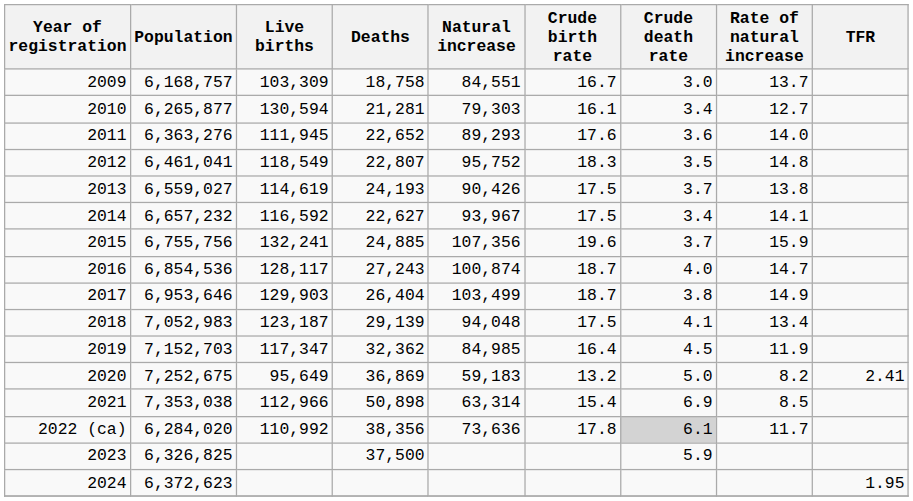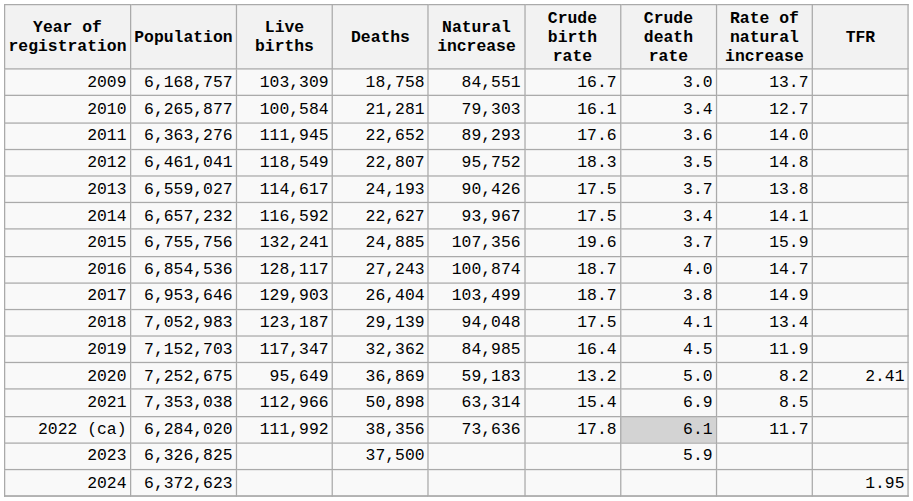(294, 109) 130,594 -> (294, 109) 100,584
(294, 189) 114,619 -> (294, 189) 114,617
(294, 430) 110,992 -> (294, 430) 111,992
